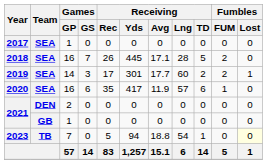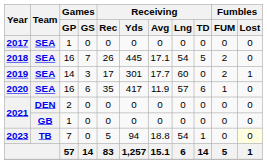(183, 58) 28 -> (183, 58) 54
(203, 74) 2 -> (203, 74) 0
